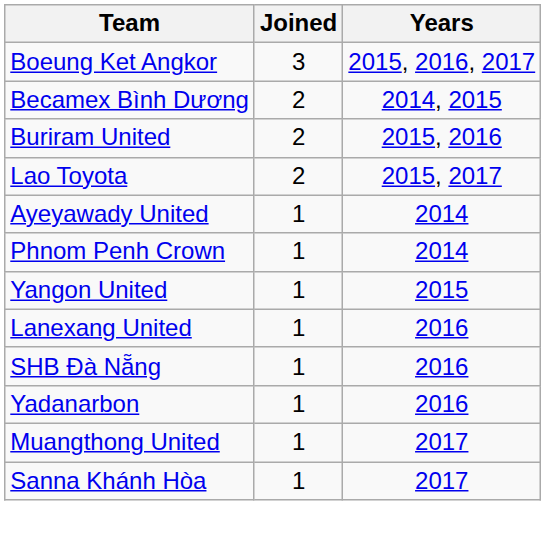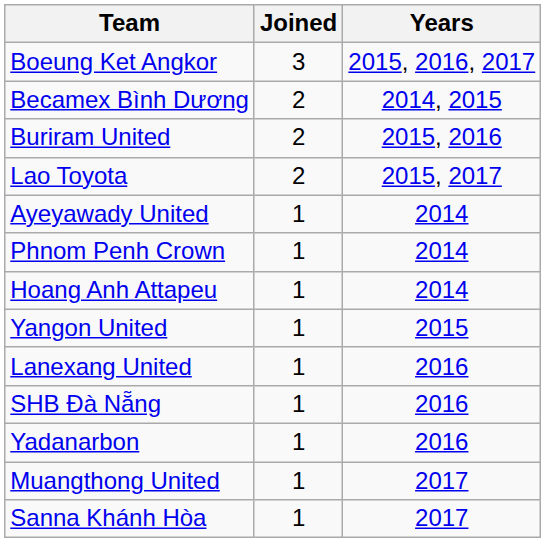+ row: (114, 289)
